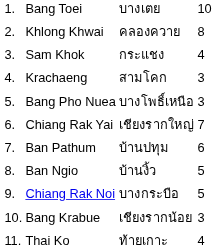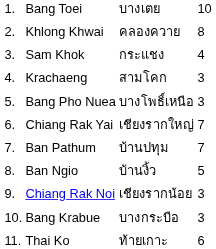(201, 147) 6 -> (201, 147) 7
(149, 194) บางกระบือ -> (155, 194) เชียงรากน้อย
(201, 194) 5 -> (201, 194) 3
(155, 217) เชียงรากน้อย -> (149, 217) บางกระบือ
(201, 240) 4 -> (201, 240) 6
